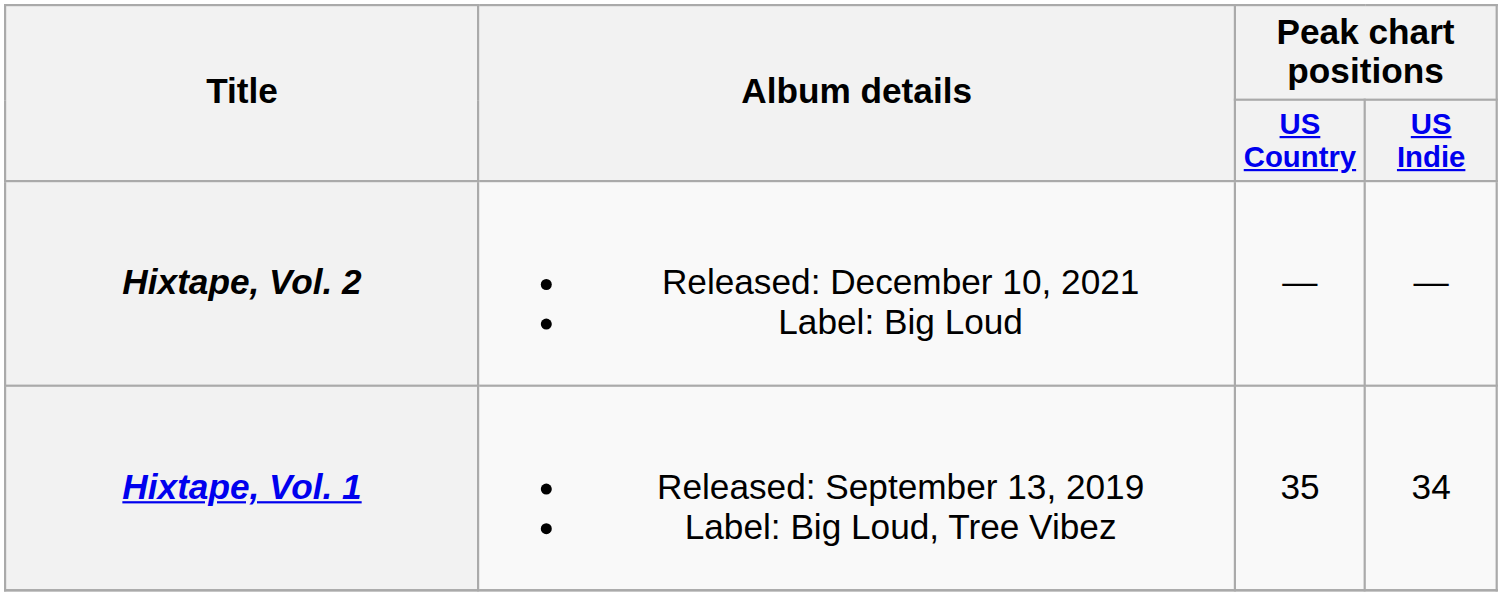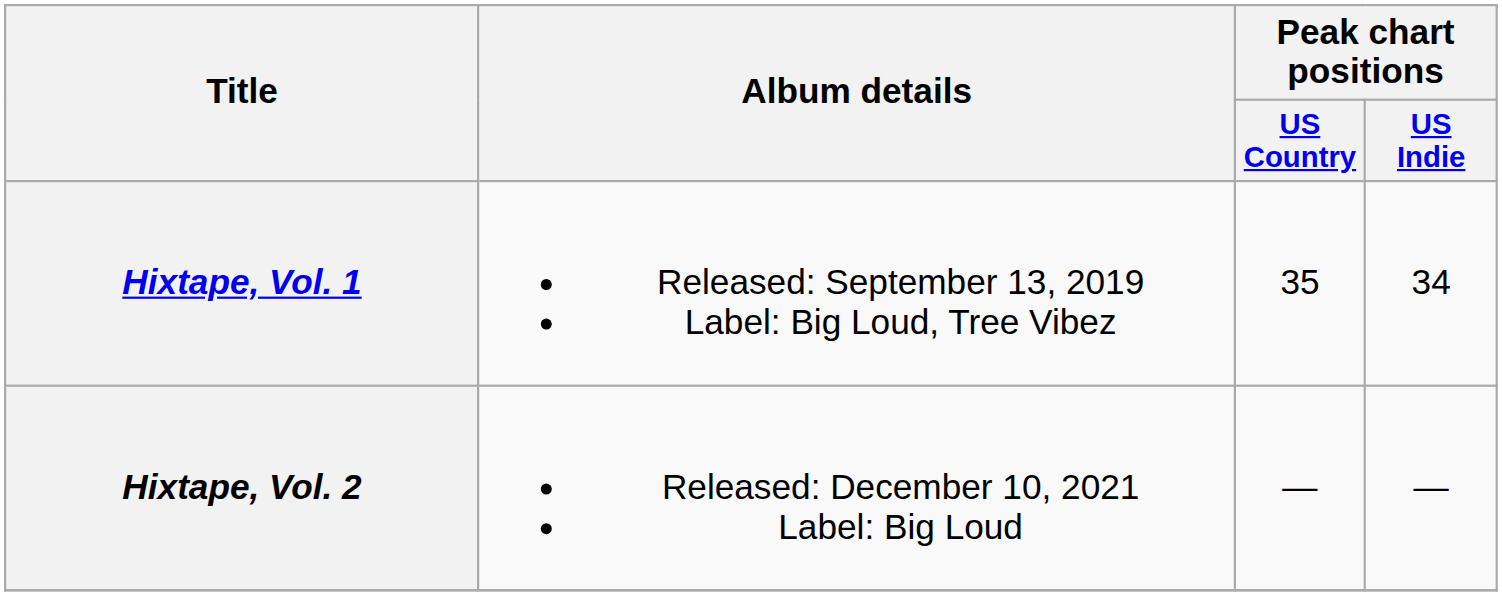rows swapped: (242, 487) <-> (242, 282)
